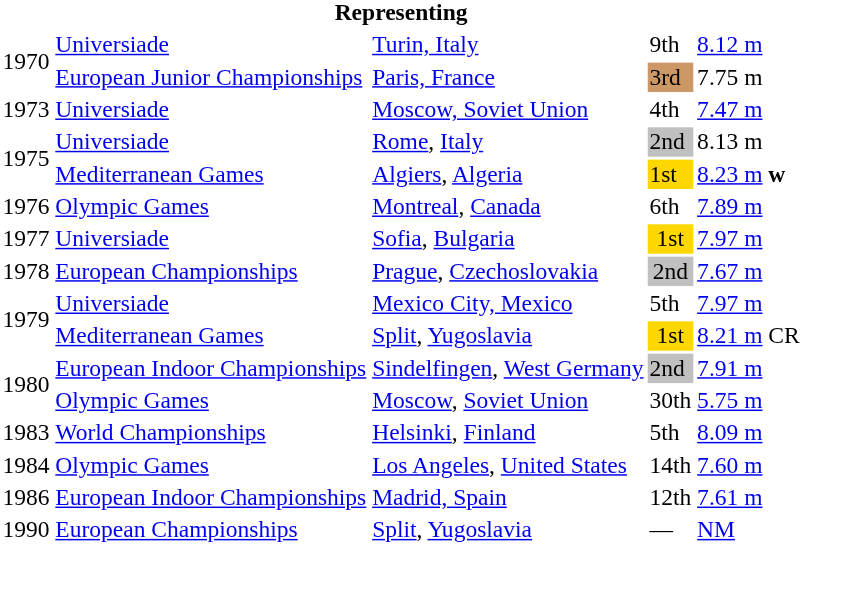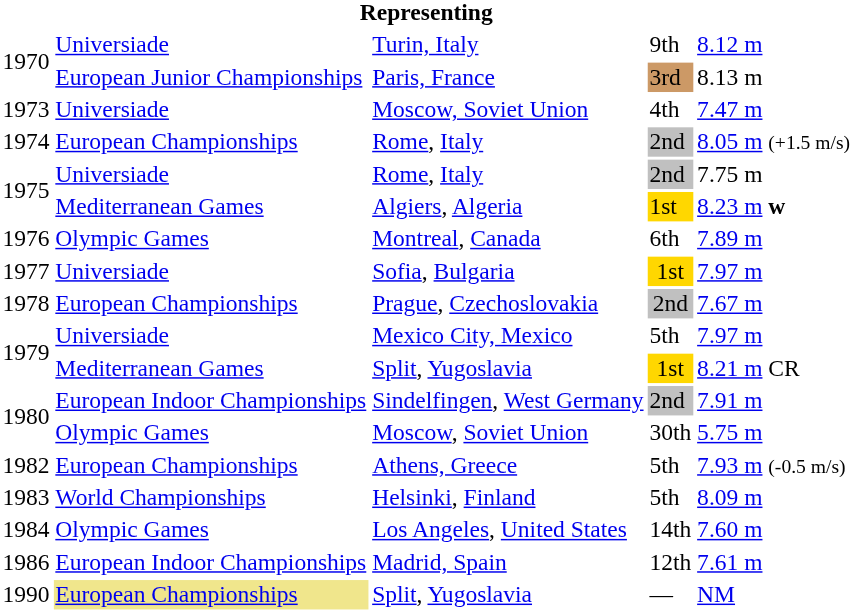(730, 77) 7.75 m -> (730, 77) 8.13 m
+ row: (26, 141)
(730, 141) 8.13 m -> (730, 174) 7.75 m
+ row: (26, 465)
(177, 529) no background -> (177, 594) khaki background
